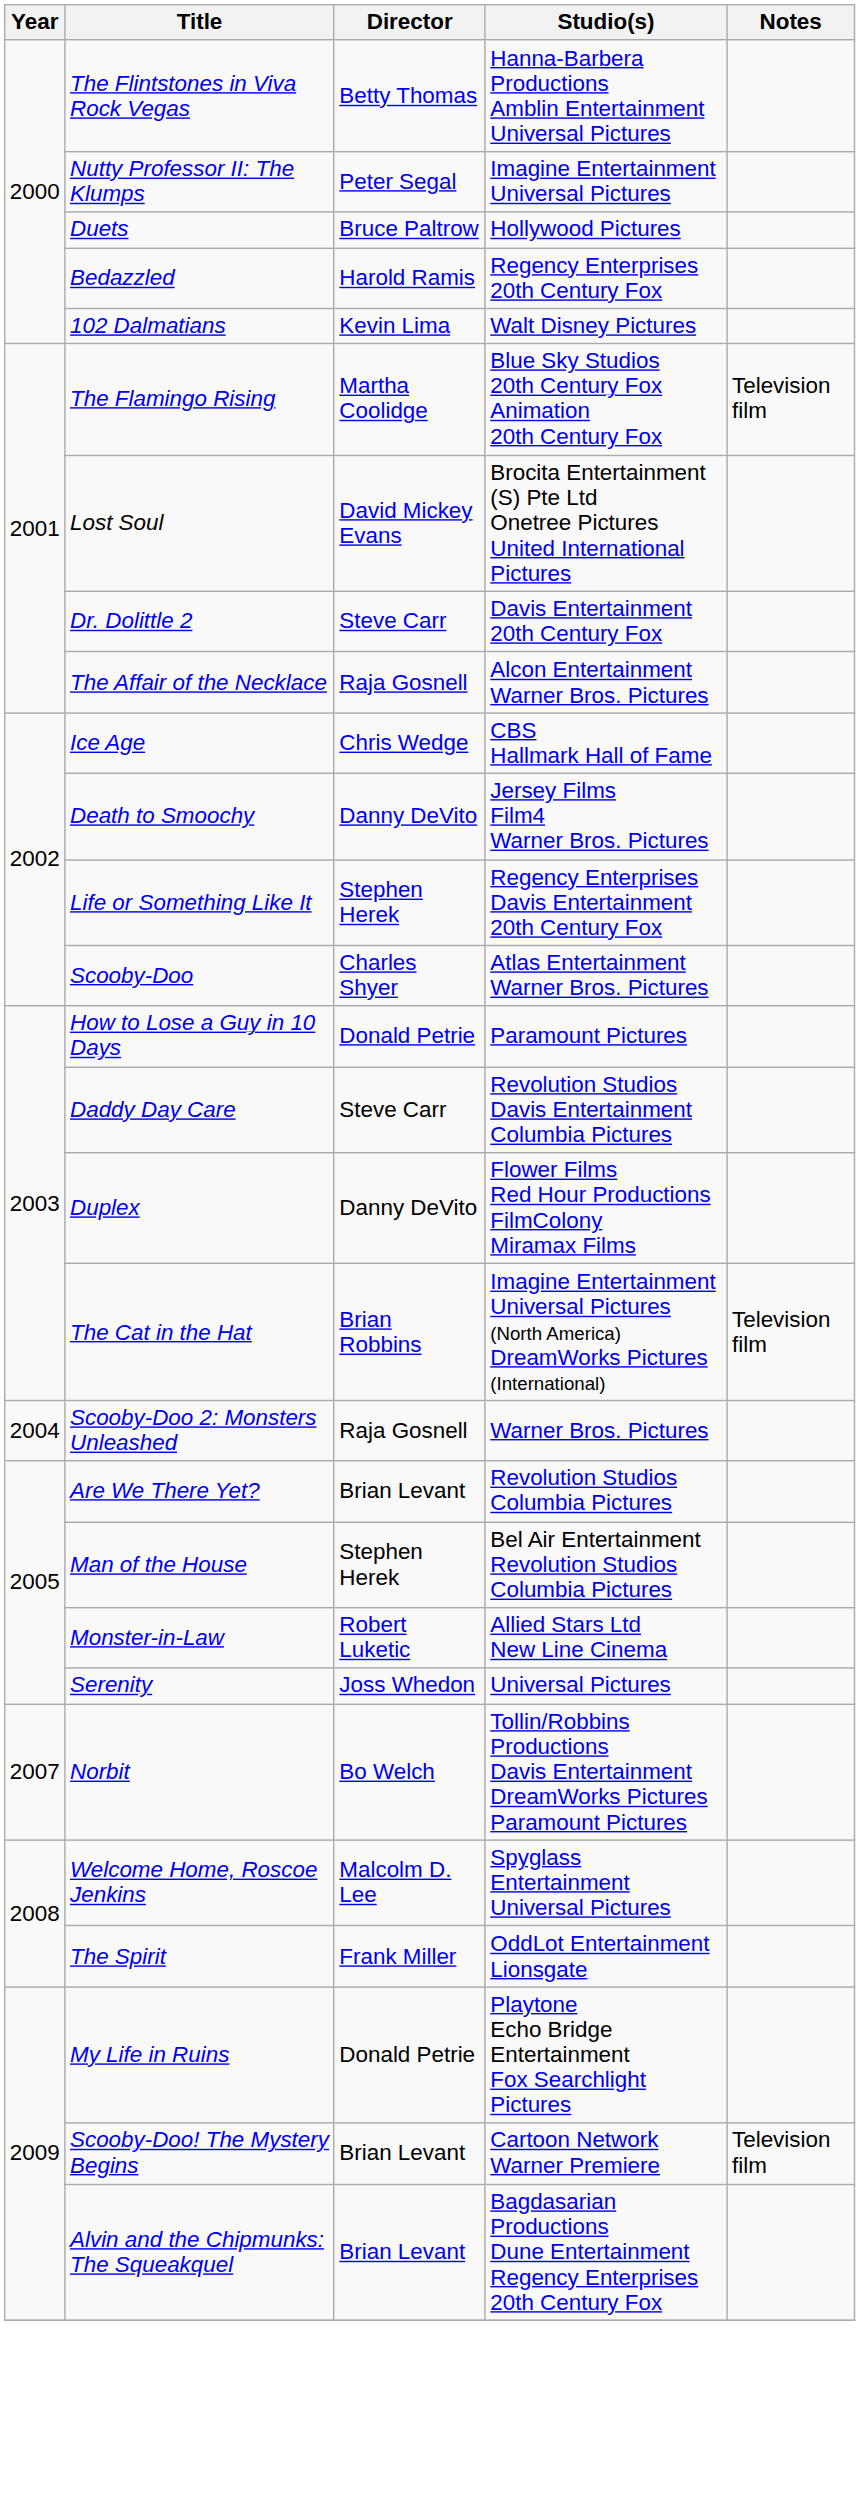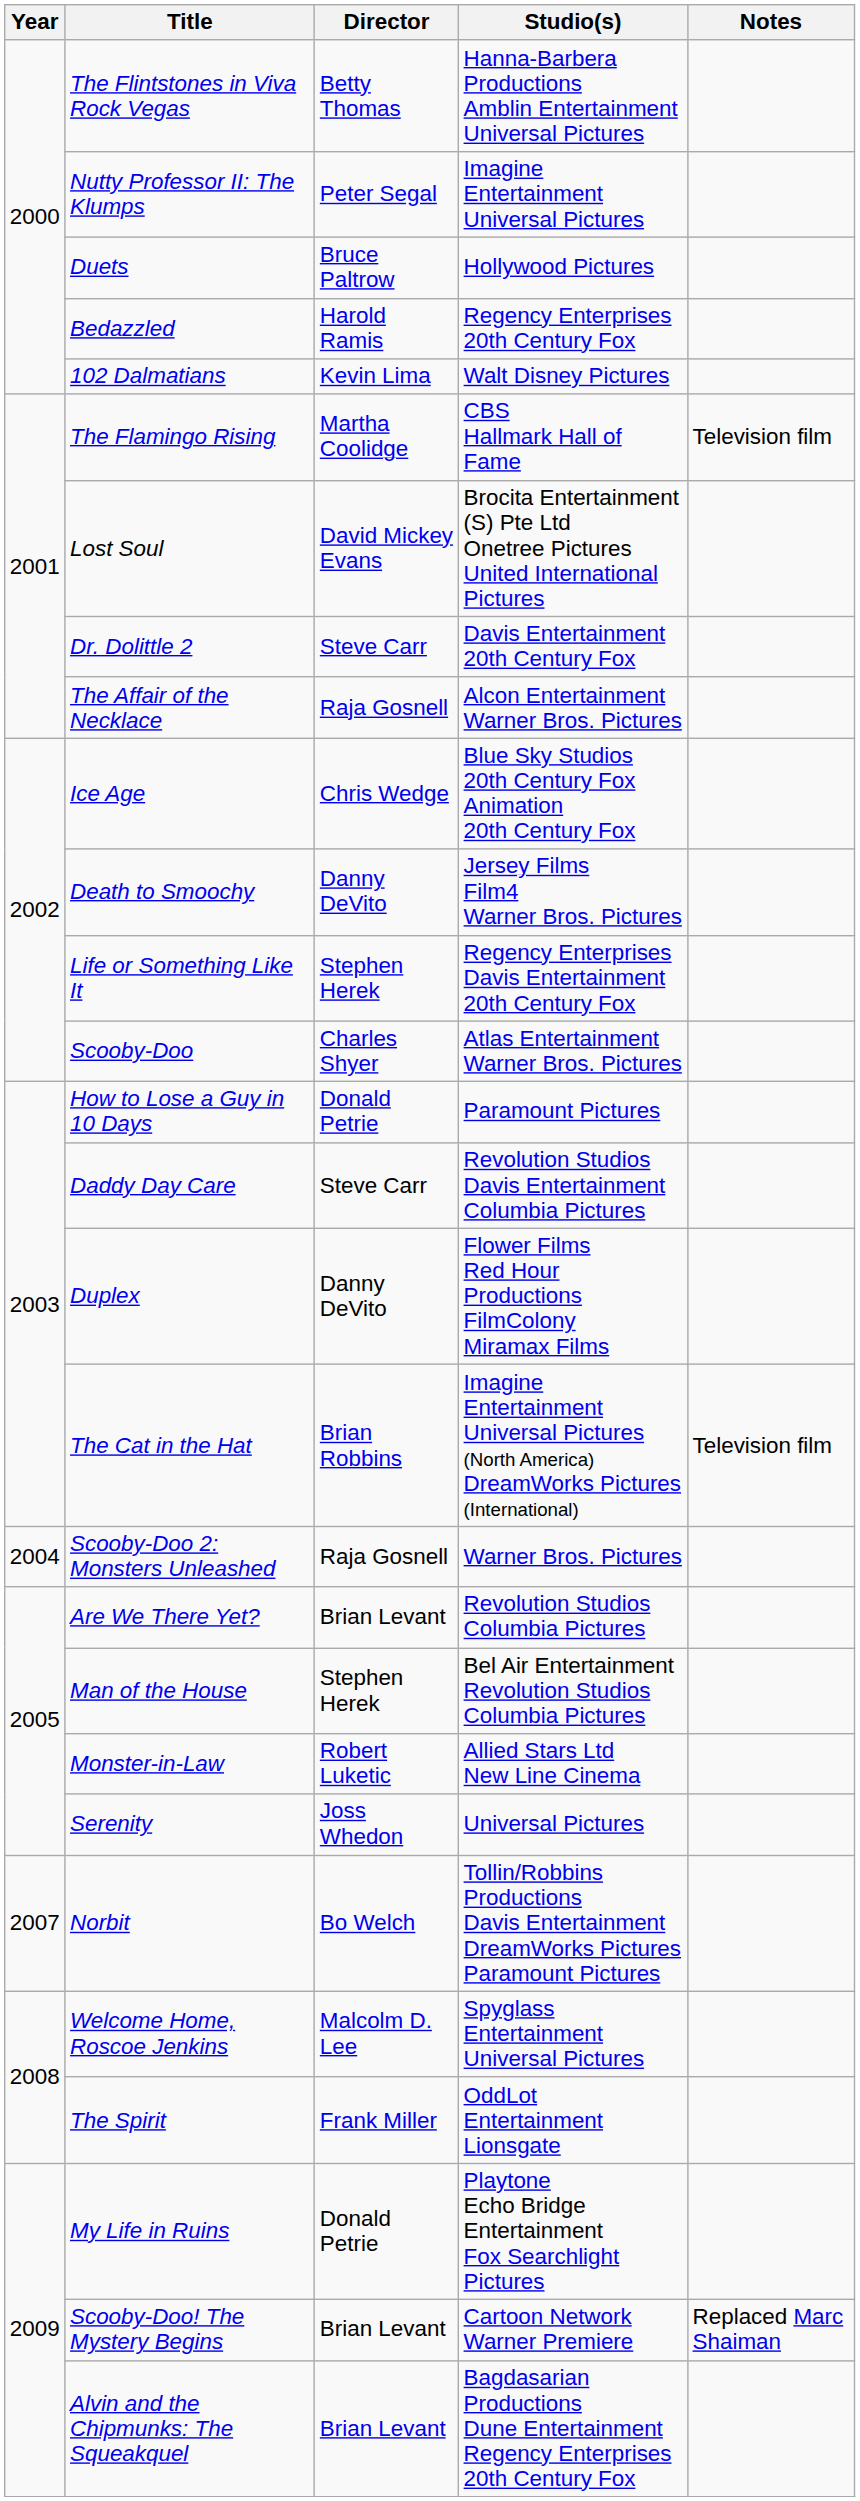(576, 399) Blue Sky Studios 20th Century Fox Animation 20th Century Fox -> (543, 437) CBS Hallmark Hall of Fame
(601, 742) CBS Hallmark Hall of Fame -> (550, 793) Blue Sky Studios 20th Century Fox Animation 20th Century Fox
(781, 2153) Television film -> (768, 2329) Replaced Marc Shaiman
